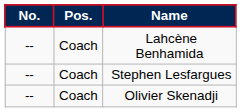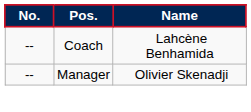- row: (169, 74)
(78, 95) Coach -> (83, 74) Manager
